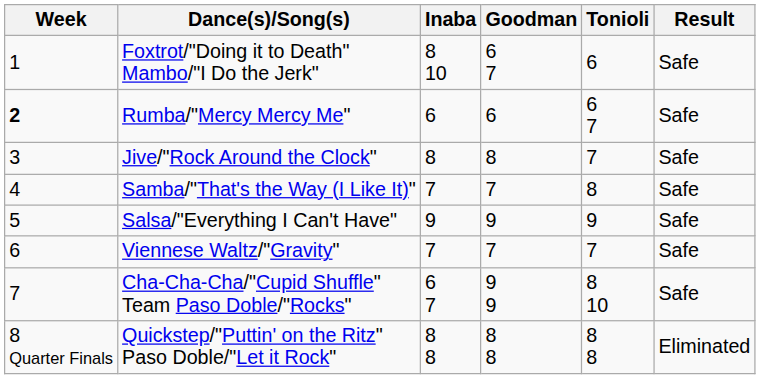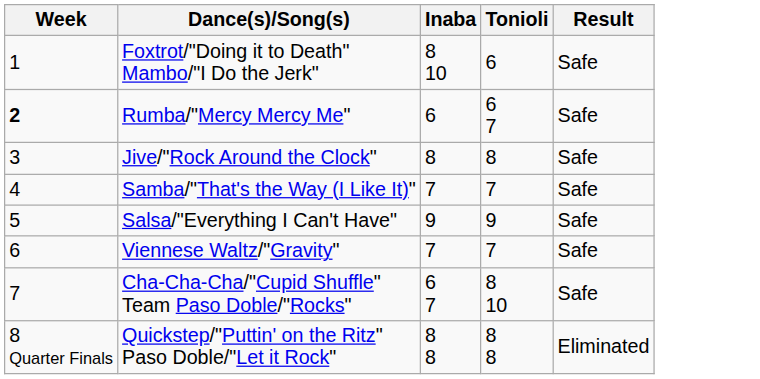- column: (531, 20)
(592, 158) 7 -> (491, 158) 8
(592, 189) 8 -> (491, 189) 7
